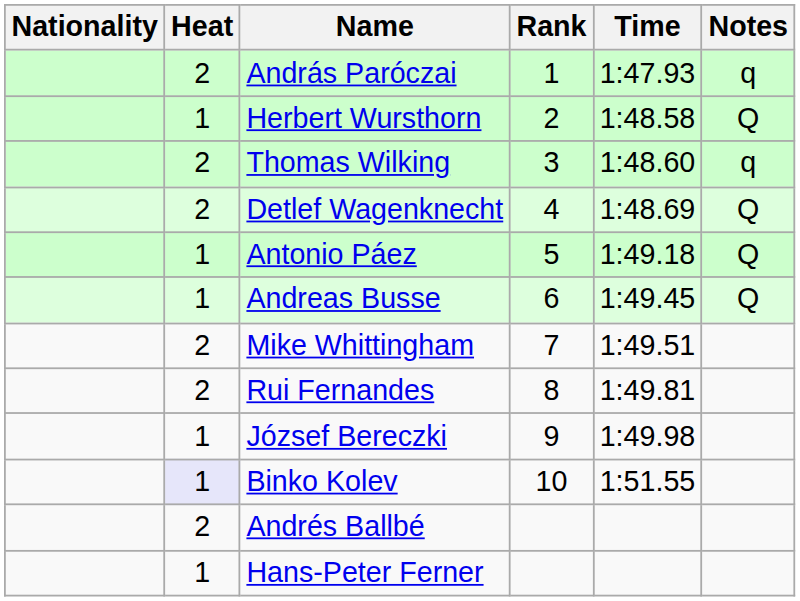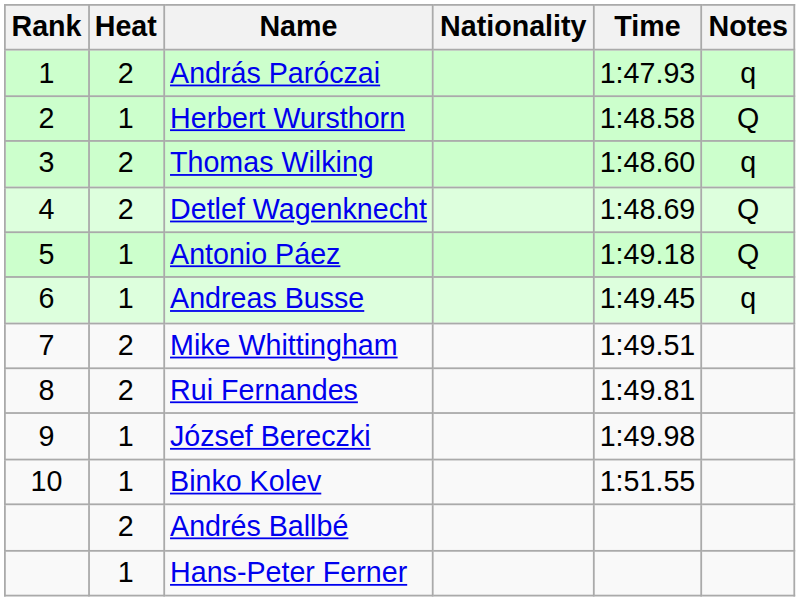columns swapped: (551, 27) <-> (85, 27)
(748, 299) Q -> (748, 299) q
(202, 481) lavender background -> (126, 481) no background
